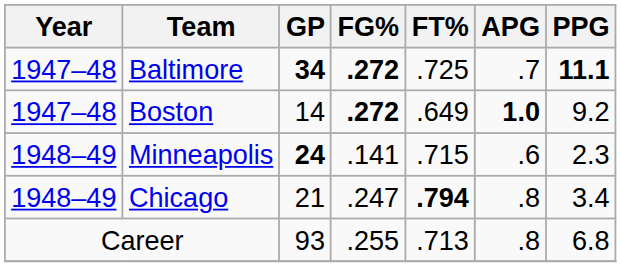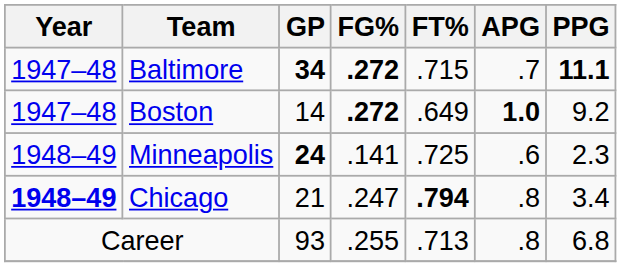(442, 69) .725 -> (442, 69) .715
(442, 155) .715 -> (442, 155) .725
(64, 198) normal -> (64, 198) bold
